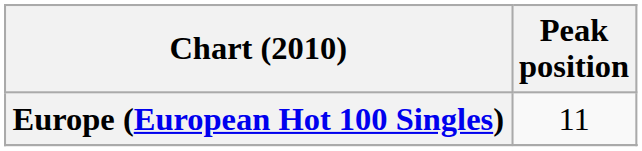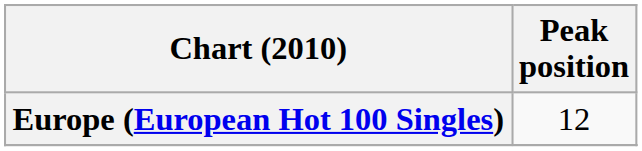(574, 118) 11 -> (574, 118) 12
